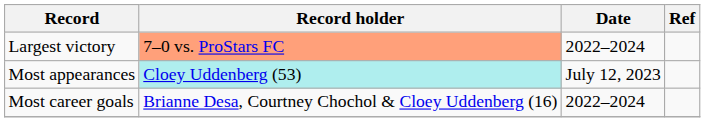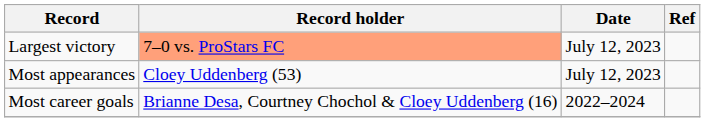(605, 46) 2022–2024 -> (613, 46) July 12, 2023
(222, 74) paleturquoise background -> (222, 74) no background
